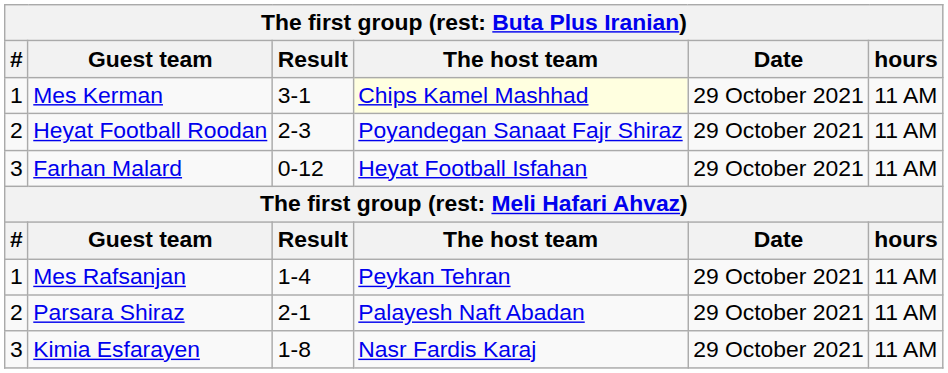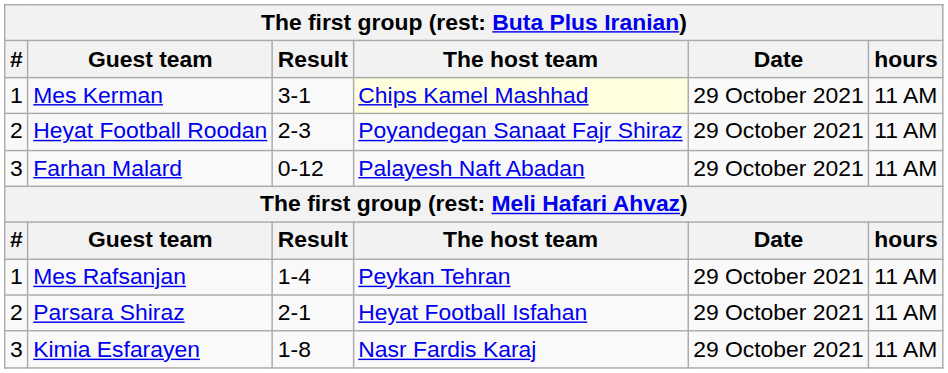(473, 167) Heyat Football Isfahan -> (472, 167) Palayesh Naft Abadan
(472, 312) Palayesh Naft Abadan -> (473, 312) Heyat Football Isfahan
